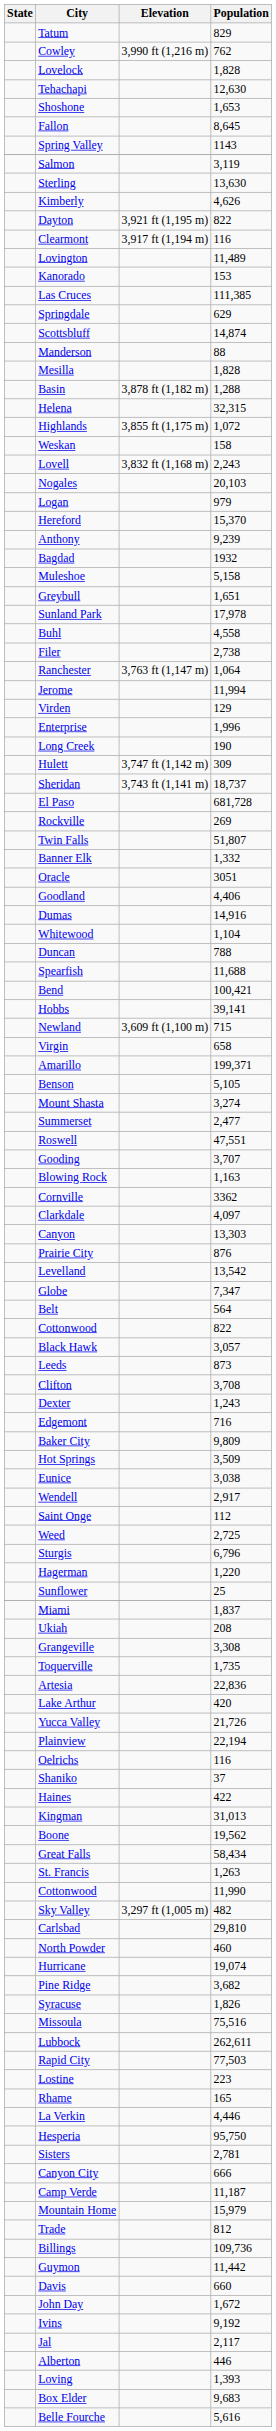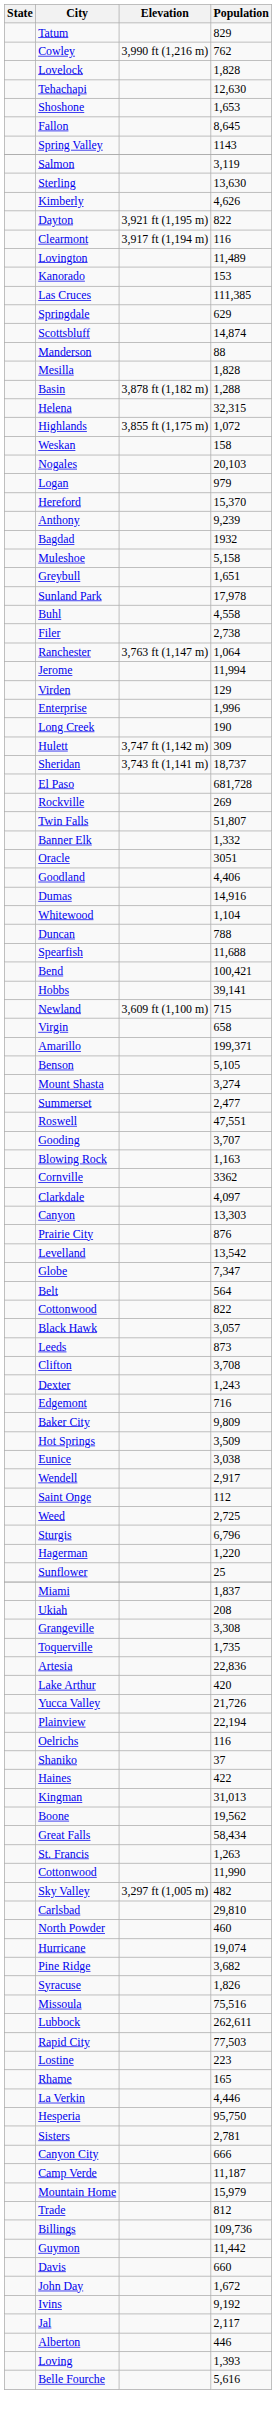- row: (54, 464)
- row: (62, 2398)
